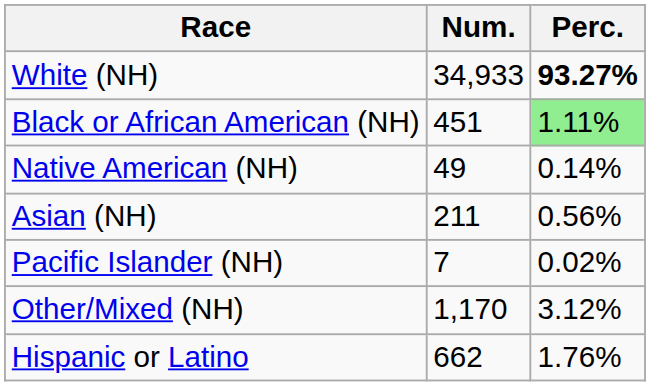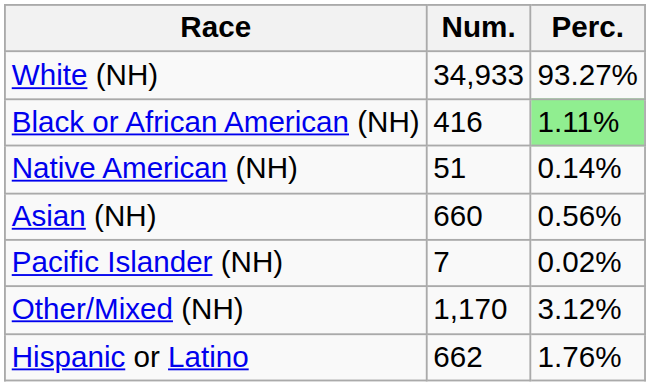(588, 74) bold -> (588, 74) normal
(458, 121) 451 -> (458, 121) 416
(450, 168) 49 -> (450, 168) 51
(457, 215) 211 -> (458, 215) 660
